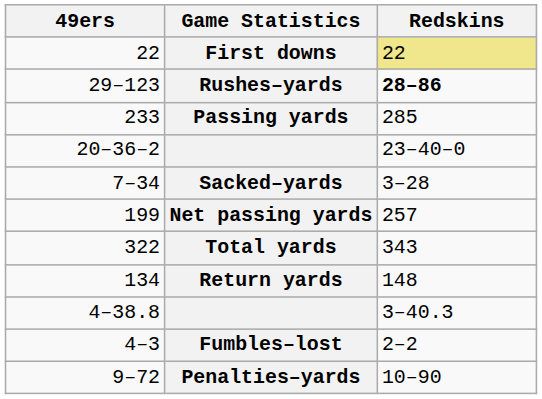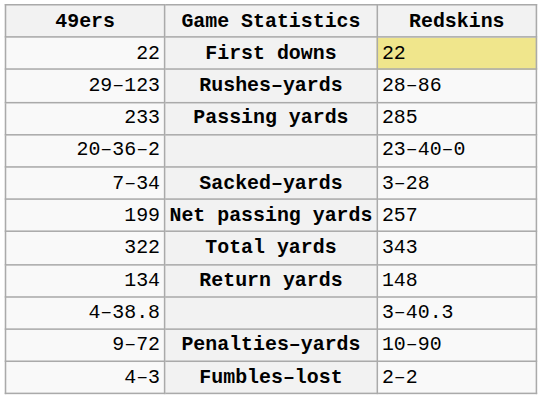(412, 86) bold -> (412, 86) normal
rows swapped: (142, 345) <-> (136, 378)
